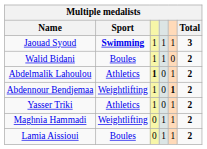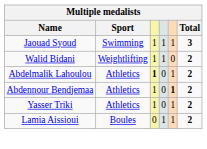(123, 43) bold -> (123, 43) normal
(123, 59) Boules -> (123, 59) Weightlifting
(123, 90) Weightlifting -> (123, 90) Athletics
- row: (50, 120)
